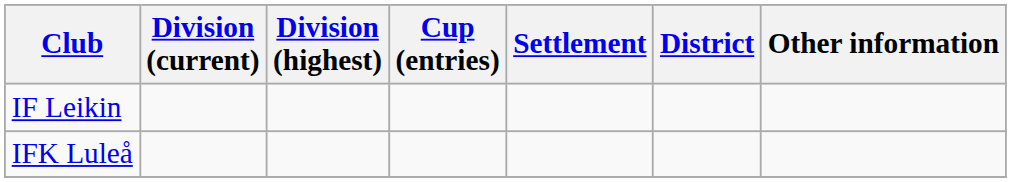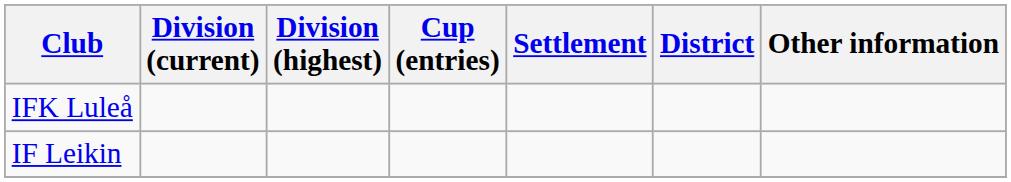rows swapped: (67, 107) <-> (72, 153)
